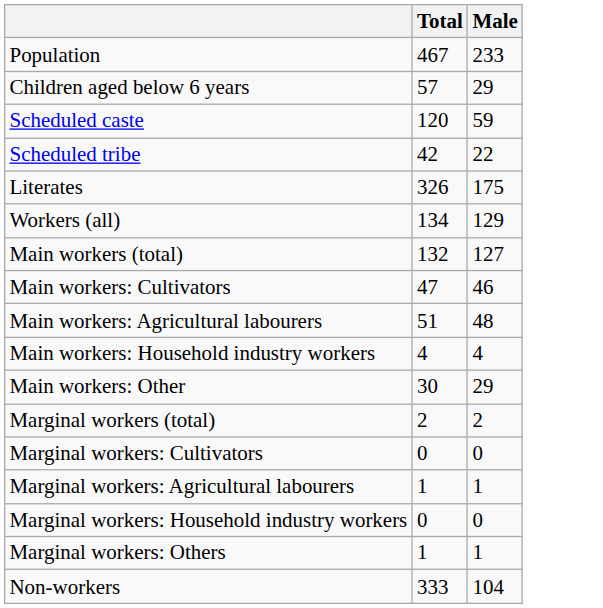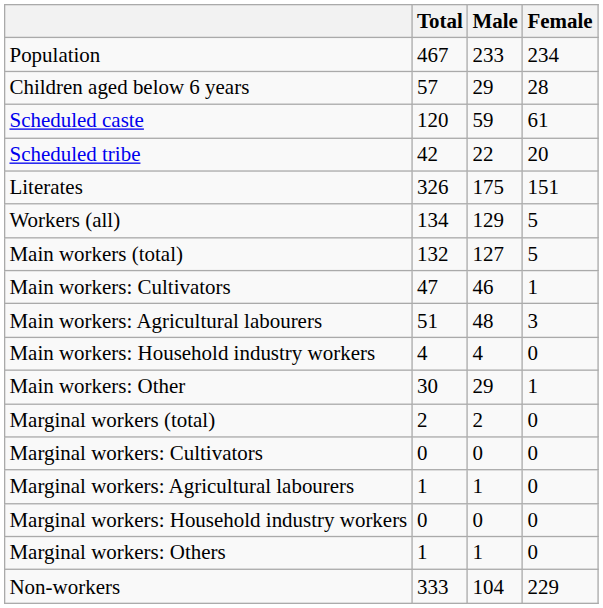+ column: (560, 21)
